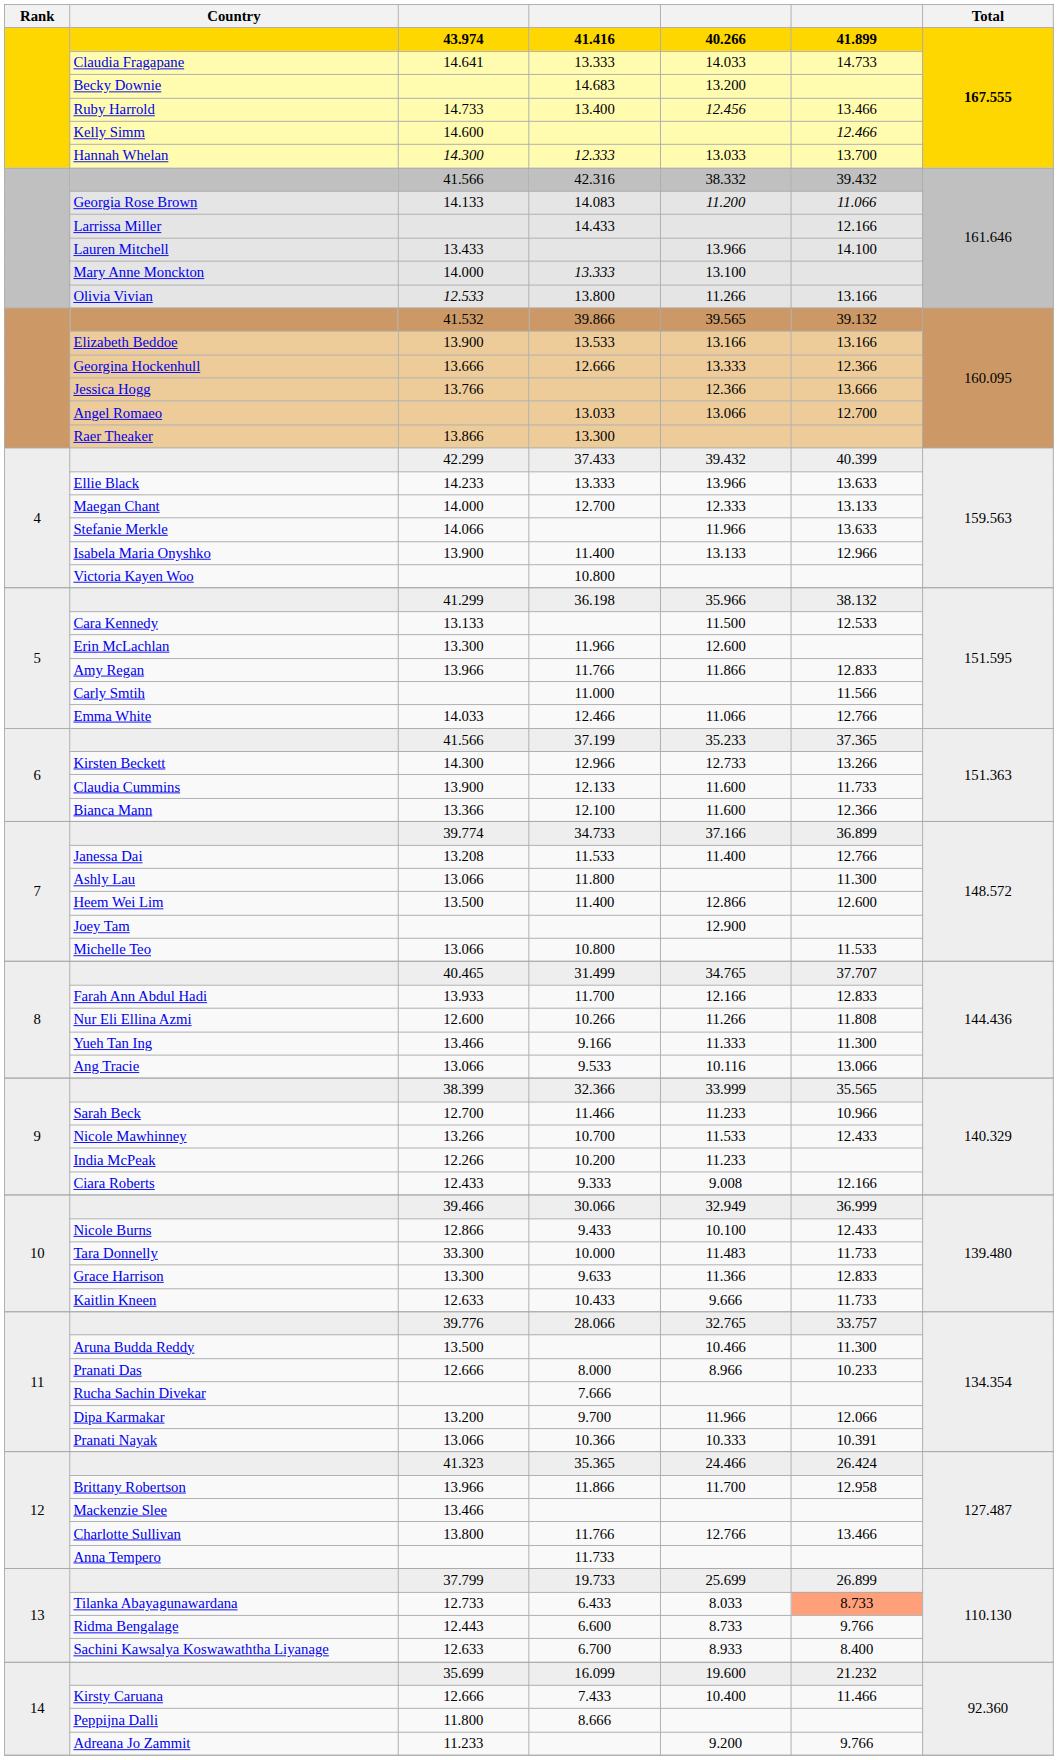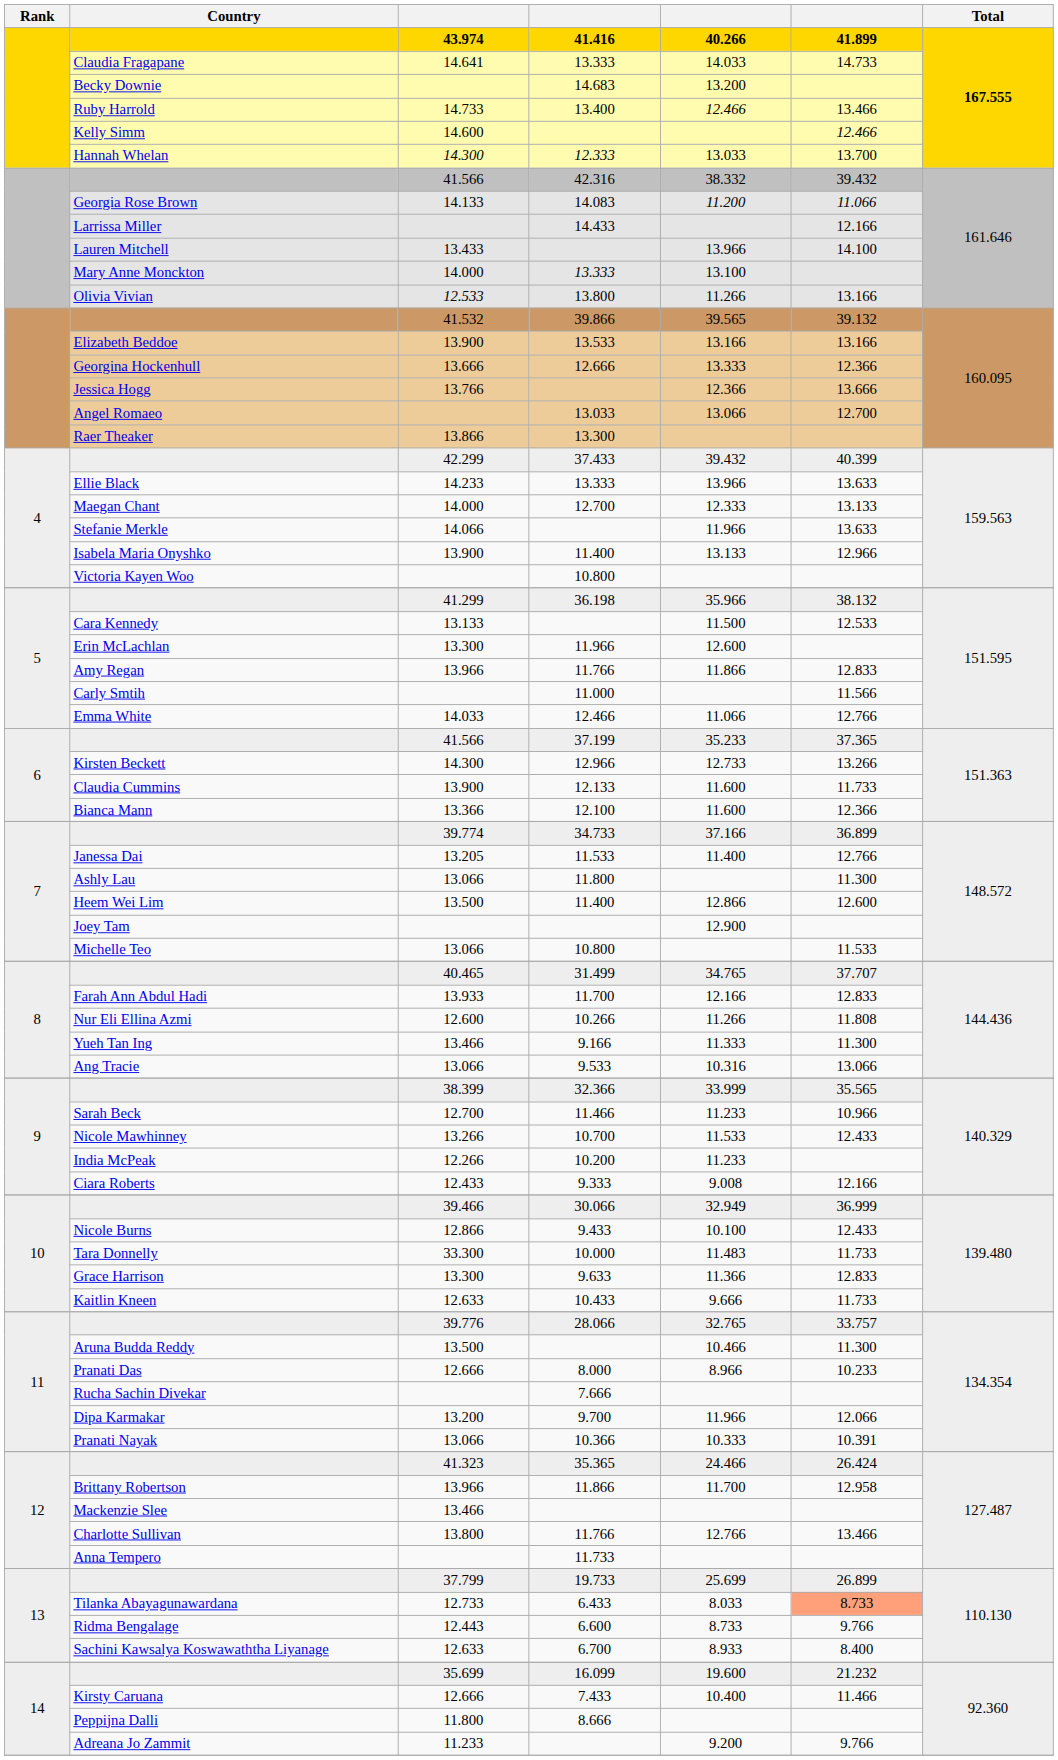(726, 109) 12.456 -> (726, 109) 12.466
(463, 856) 13.208 -> (463, 856) 13.205
(726, 1066) 10.116 -> (726, 1066) 10.316
